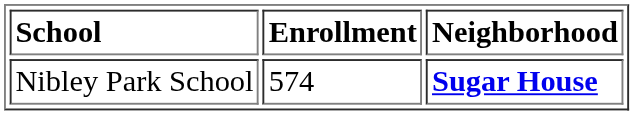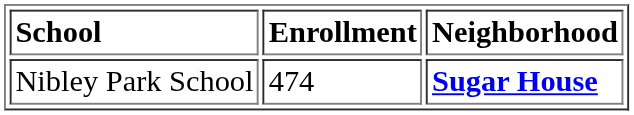(292, 81) 574 -> (292, 81) 474
